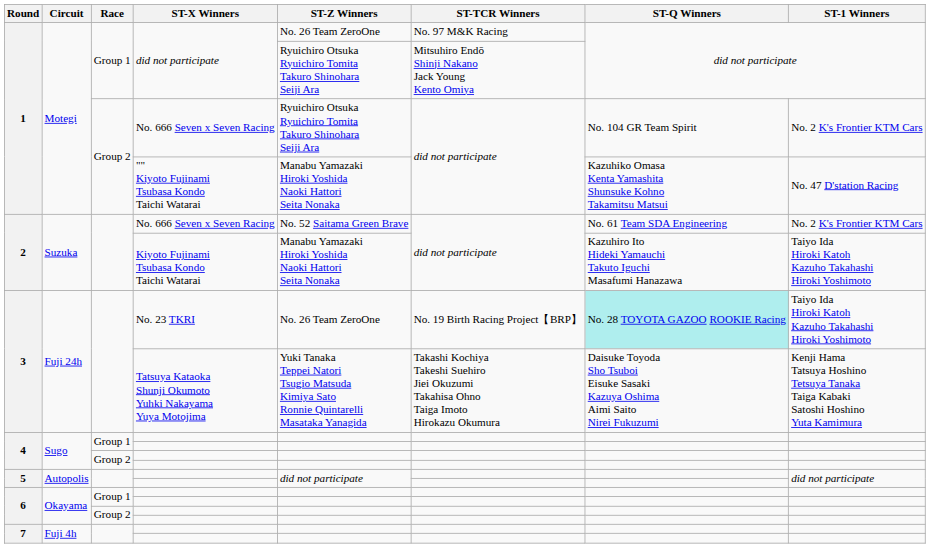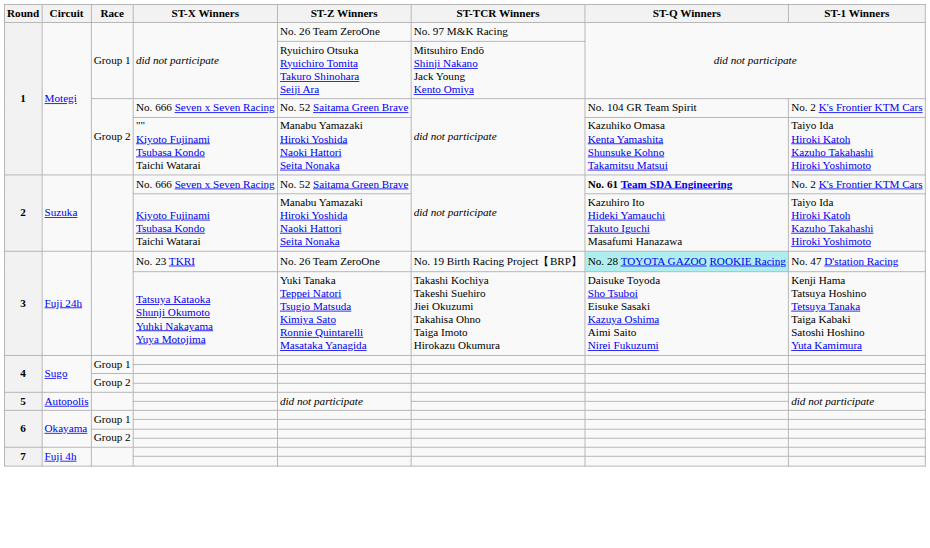(320, 127) Ryuichiro Otsuka Ryuichiro Tomita Takuro Shinohara Seiji Ara -> (344, 107) No. 52 Saitama Green Brave
(845, 185) No. 47 D'station Racing -> (832, 145) Taiyo Ida Hiroki Katoh Kazuho Takahashi Hiroki Yoshimoto
(657, 223) normal -> (660, 184) bold
(832, 319) Taiyo Ida Hiroki Katoh Kazuho Takahashi Hiroki Yoshimoto -> (845, 260) No. 47 D'station Racing
